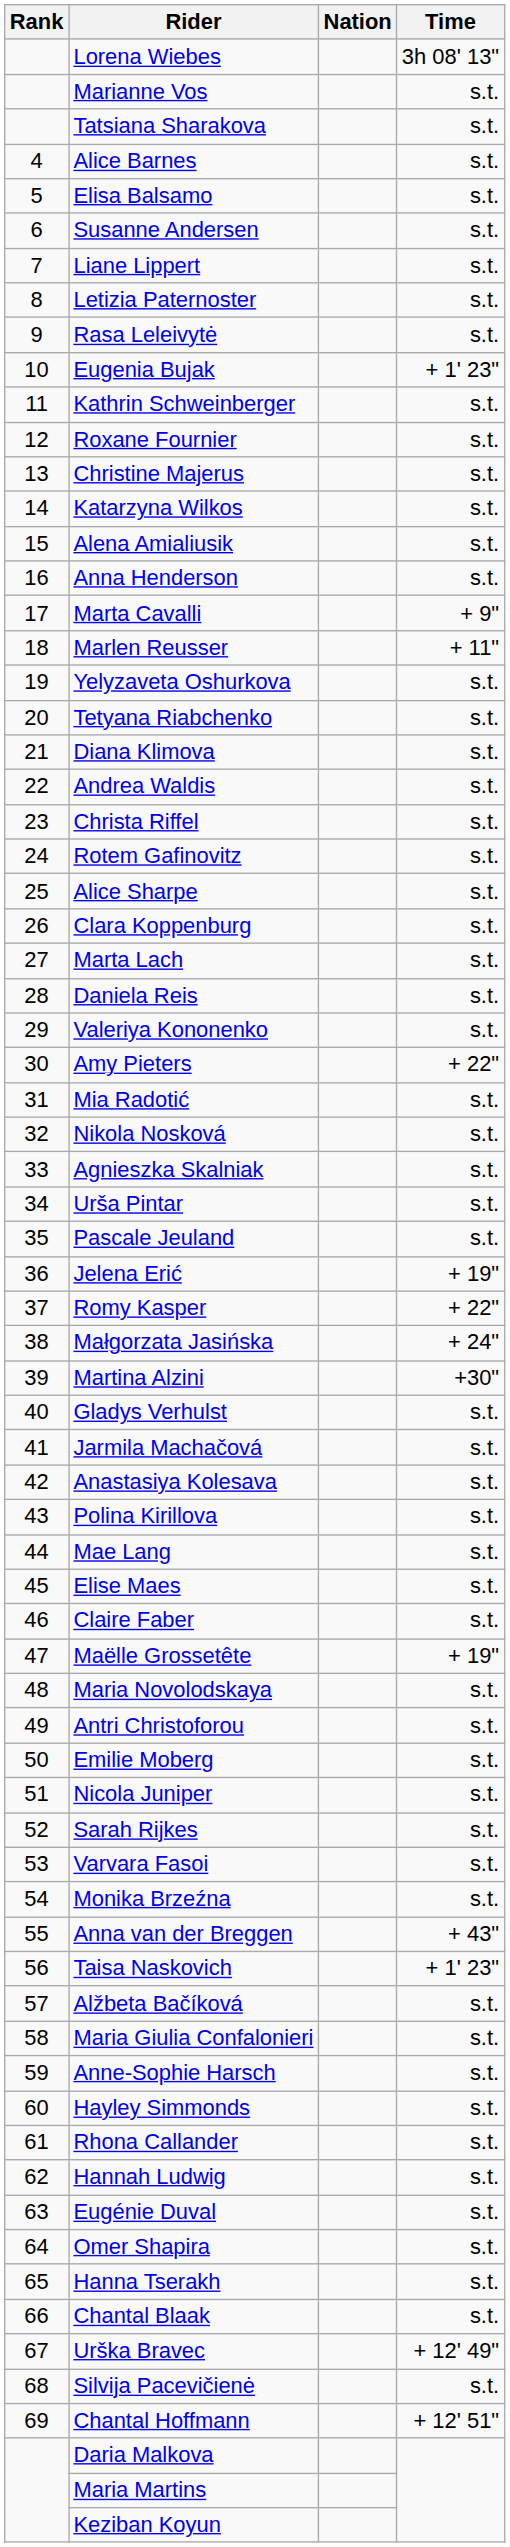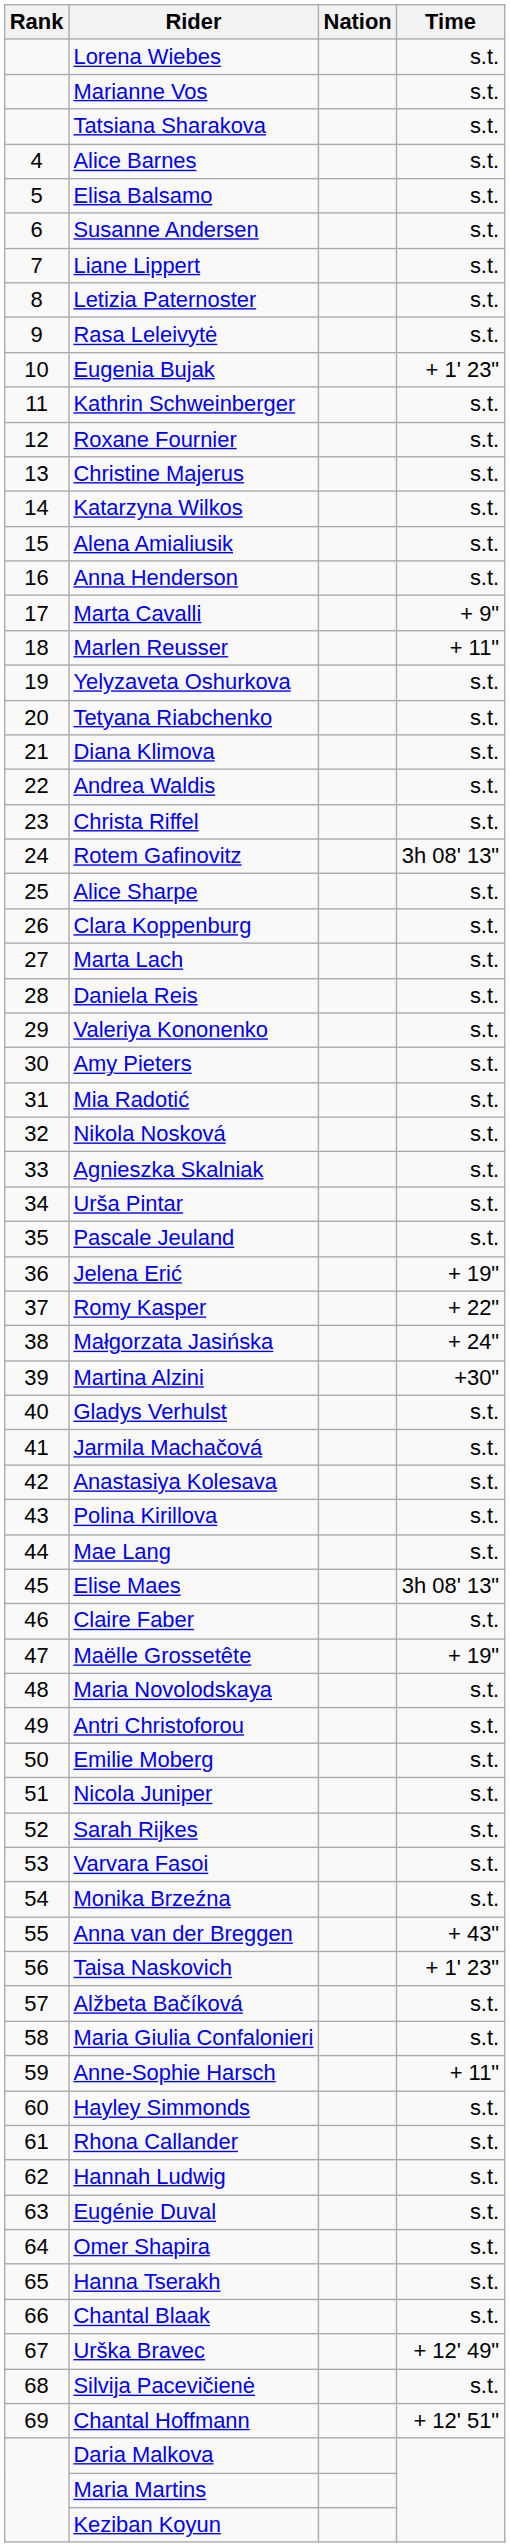(451, 56) 3h 08' 13" -> (485, 56) s.t.
(485, 856) s.t. -> (451, 856) 3h 08' 13"
(474, 1064) + 22" -> (485, 1064) s.t.
(485, 1586) s.t. -> (451, 1586) 3h 08' 13"
(485, 2072) s.t. -> (474, 2072) + 11"
